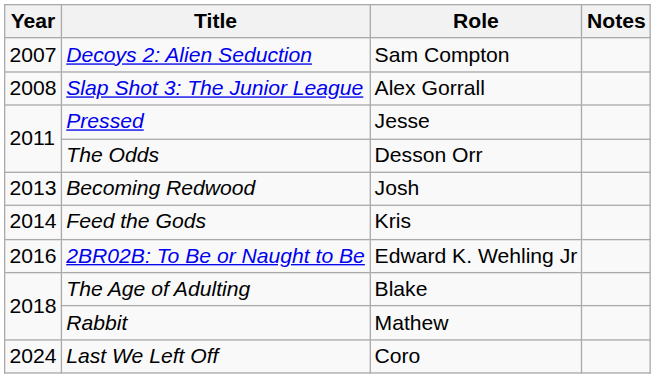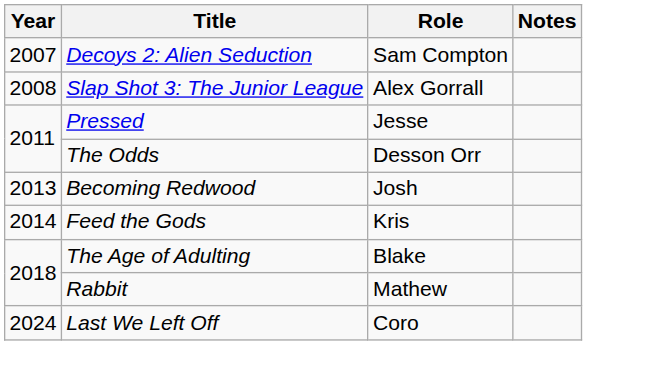- row: (216, 255)
